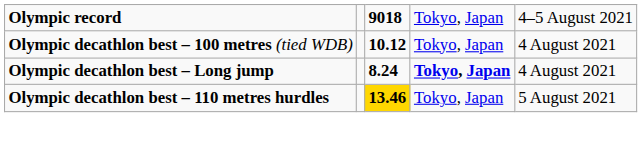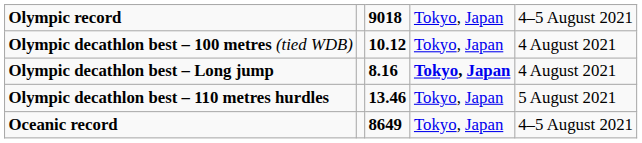(383, 71) 8.24 -> (383, 71) 8.16
(387, 97) gold background -> (387, 97) no background
+ row: (63, 124)
